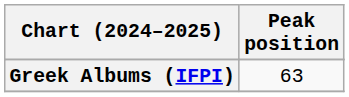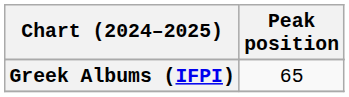(292, 76) 63 -> (292, 76) 65
